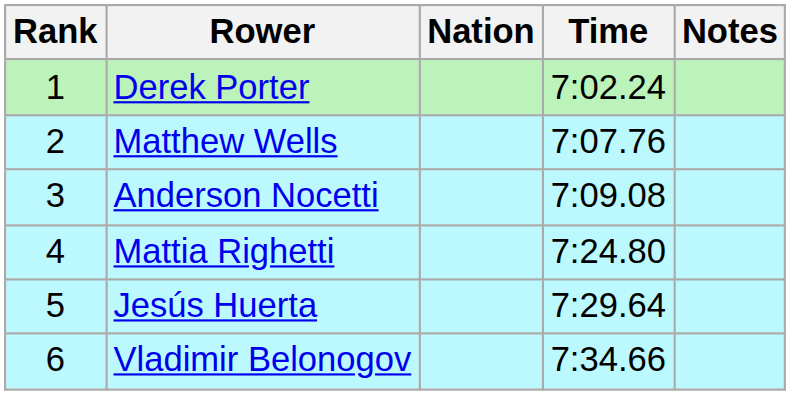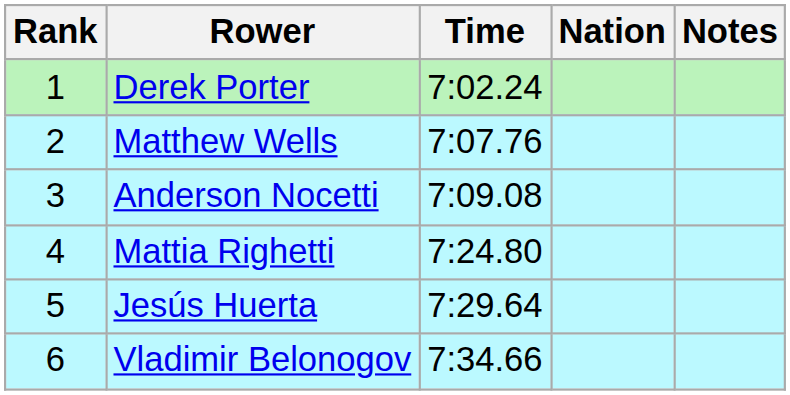columns swapped: (481, 31) <-> (608, 31)
